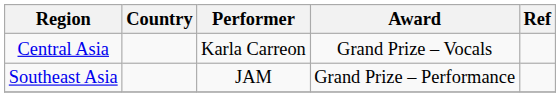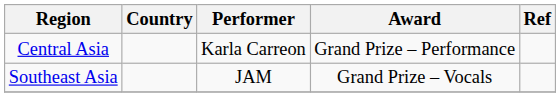(415, 48) Grand Prize – Vocals -> (415, 48) Grand Prize – Performance
(415, 77) Grand Prize – Performance -> (415, 77) Grand Prize – Vocals
